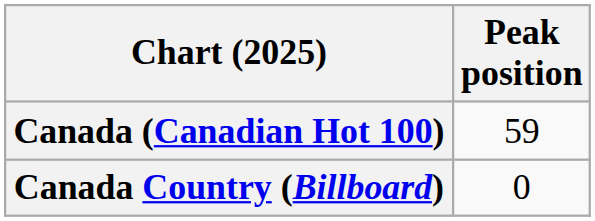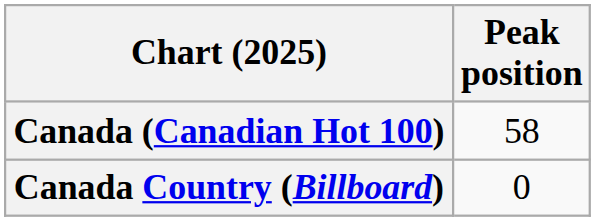(522, 130) 59 -> (522, 130) 58
